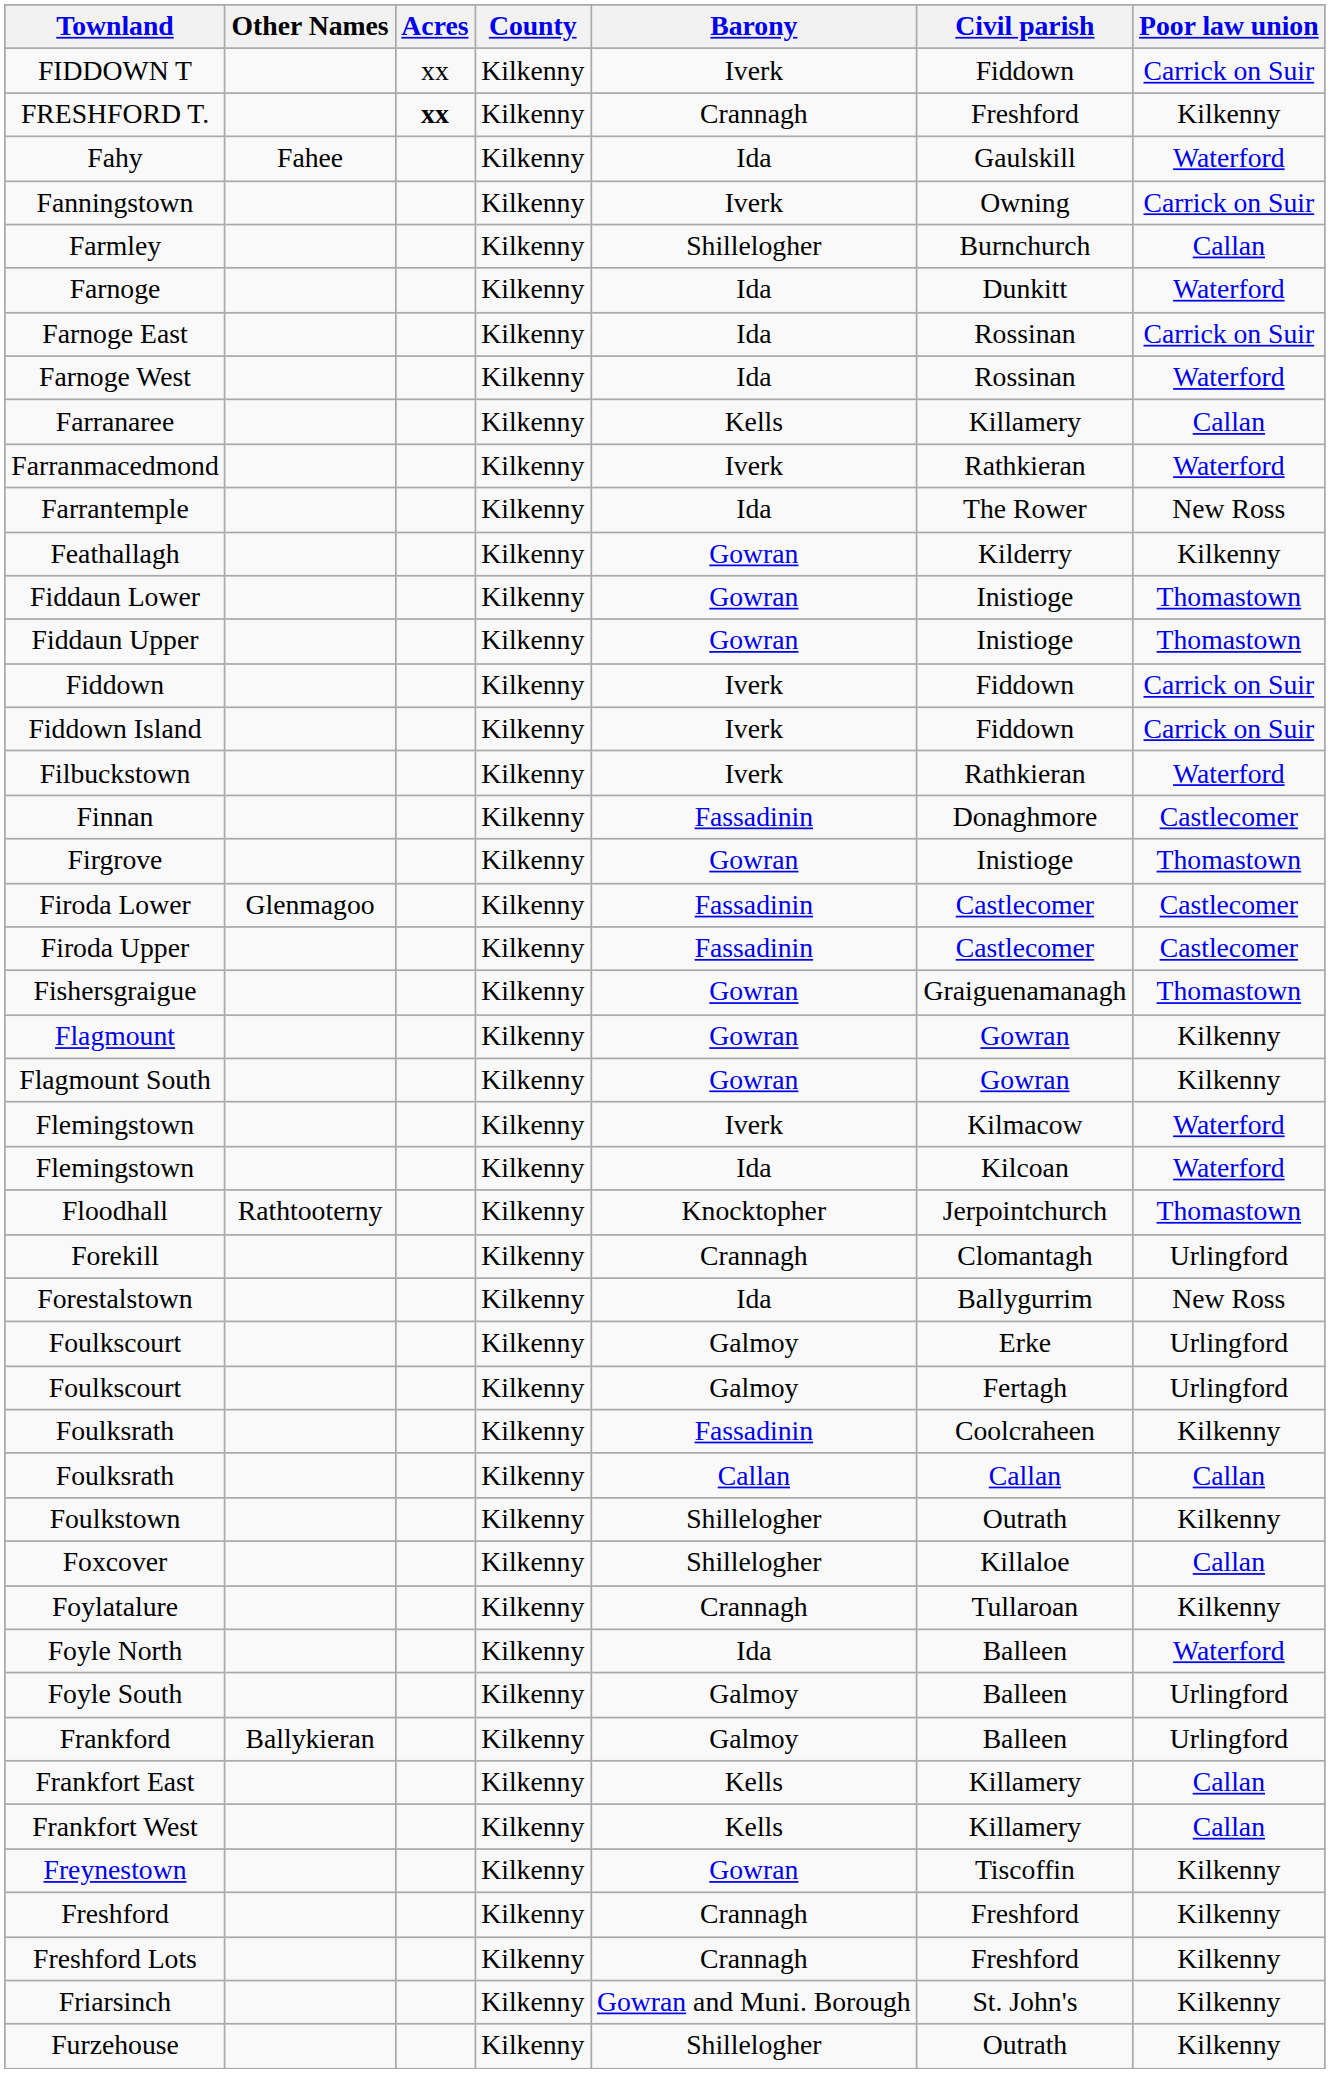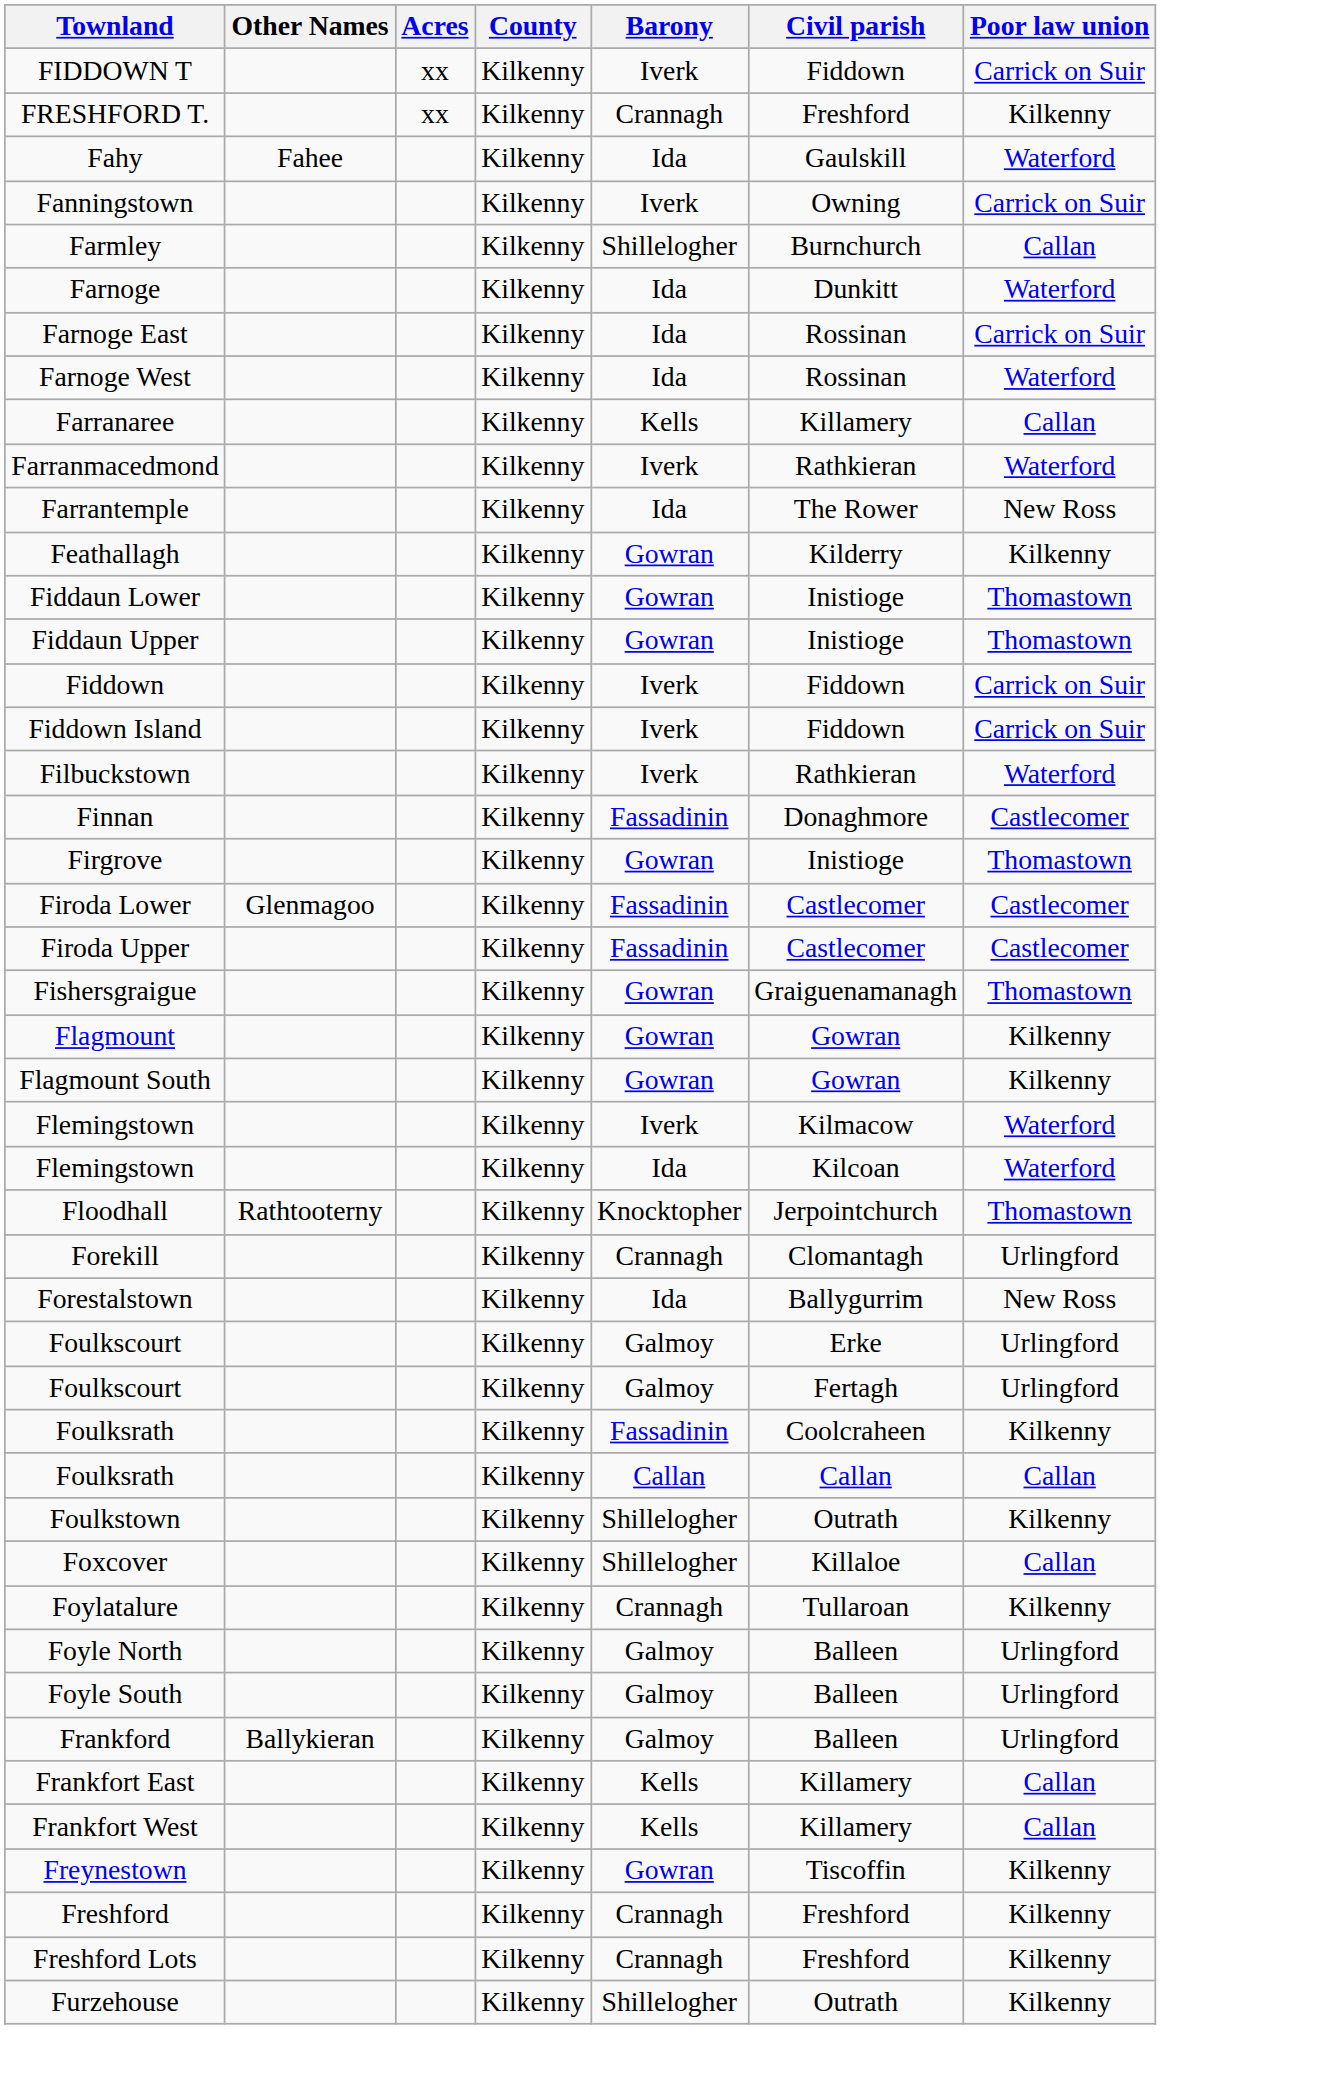(435, 114) bold -> (435, 114) normal
(754, 1650) Ida -> (669, 1650) Galmoy
(1229, 1650) Waterford -> (1060, 1650) Urlingford
- row: (115, 2001)
